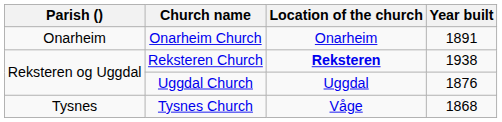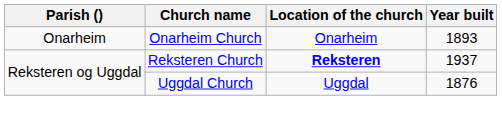(462, 38) 1891 -> (462, 38) 1893
(462, 60) 1938 -> (462, 60) 1937
- row: (205, 106)
